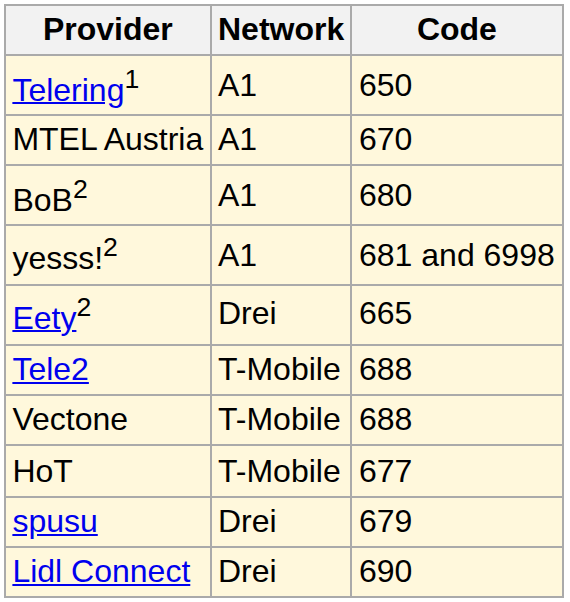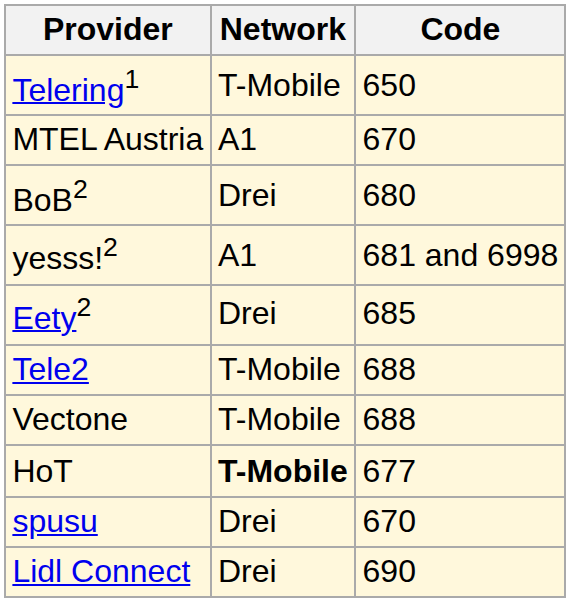(238, 84) A1 -> (279, 84) T-Mobile
(238, 195) A1 -> (247, 195) Drei
(386, 313) 665 -> (389, 313) 685
(279, 470) normal -> (283, 470) bold
(386, 521) 679 -> (389, 521) 670
